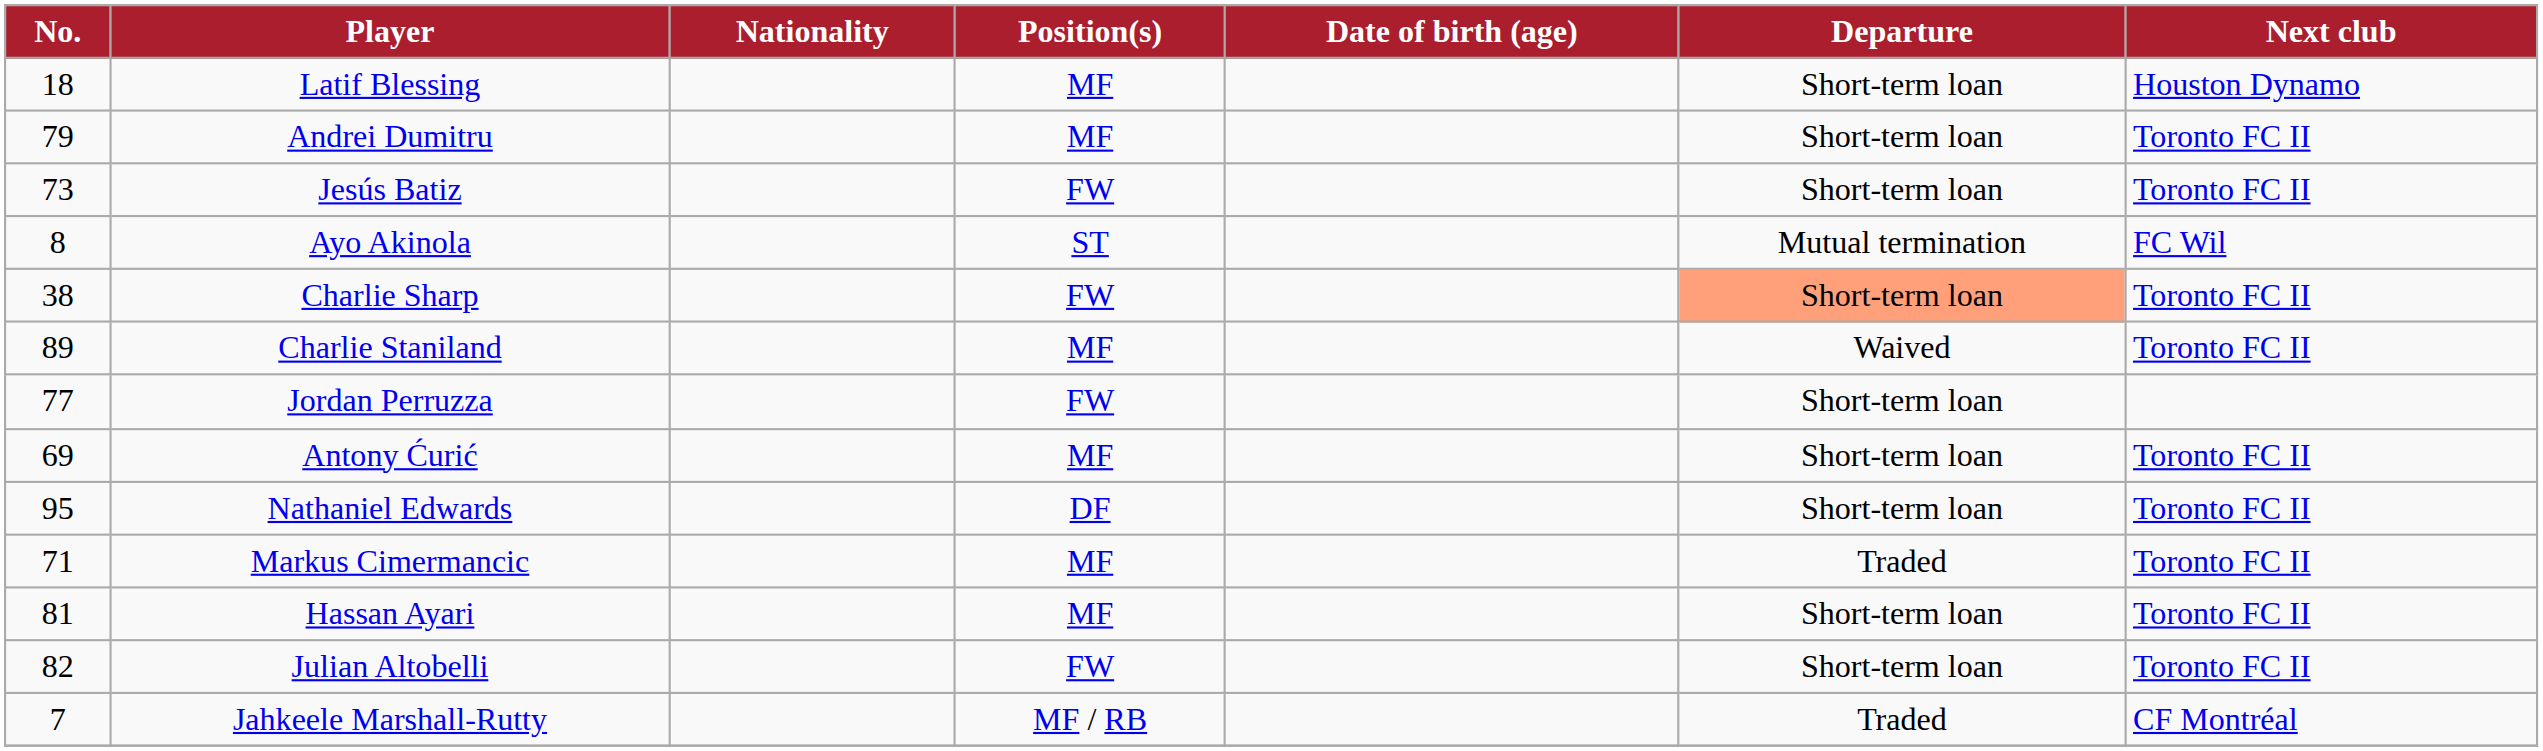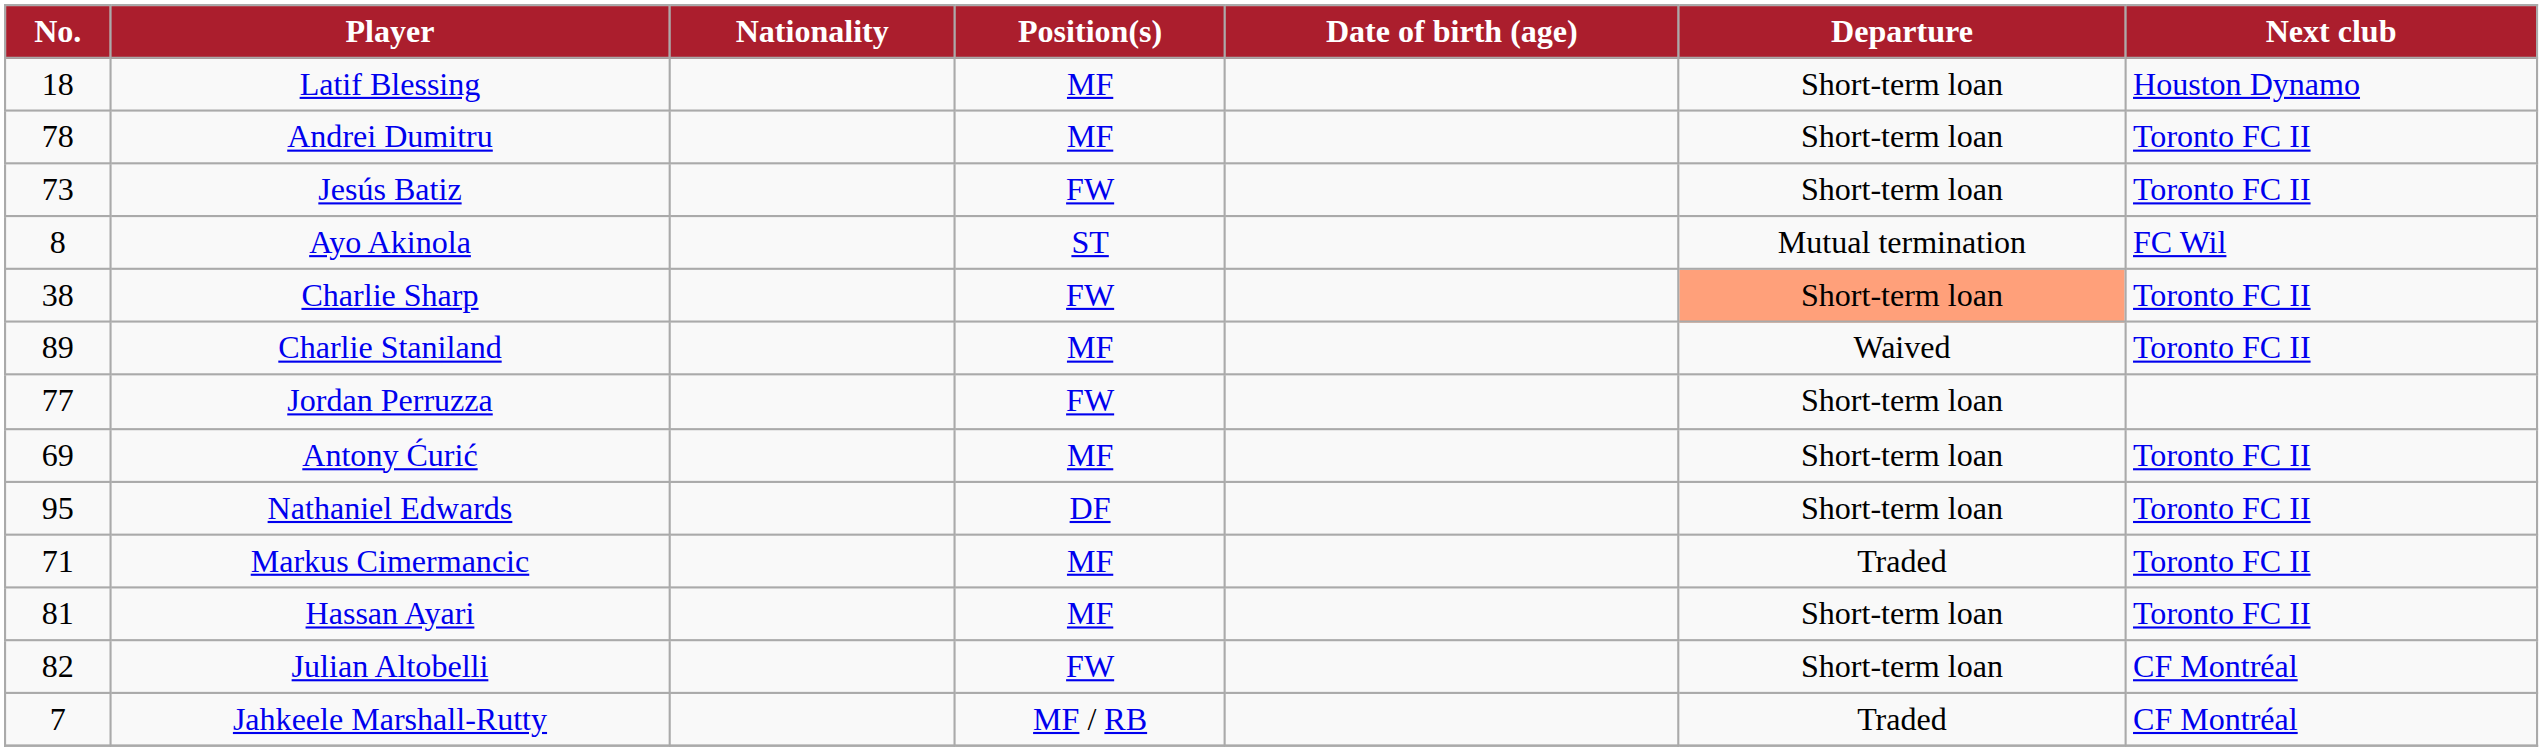(58, 136) 79 -> (58, 136) 78
(2222, 665) Toronto FC II -> (2215, 665) CF Montréal
